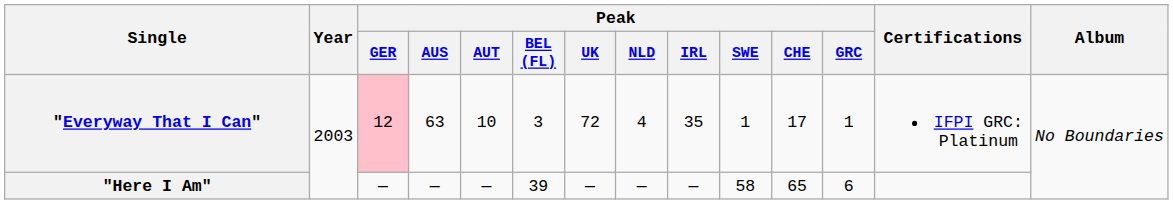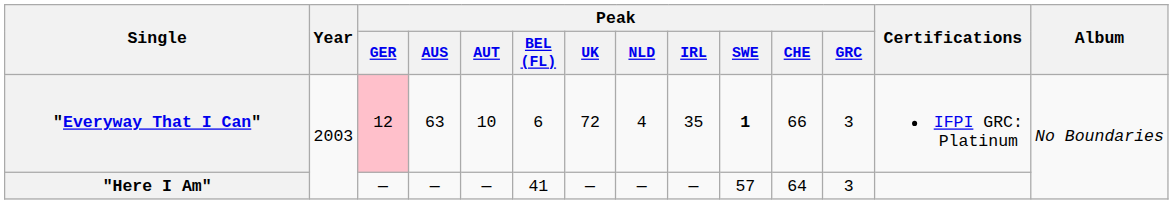(538, 123) 3 -> (538, 123) 6
(745, 123) normal -> (745, 123) bold
(797, 123) 17 -> (797, 123) 66
(849, 123) 1 -> (849, 123) 3
(538, 186) 39 -> (538, 186) 41
(745, 186) 58 -> (745, 186) 57
(797, 186) 65 -> (797, 186) 64
(849, 186) 6 -> (849, 186) 3
